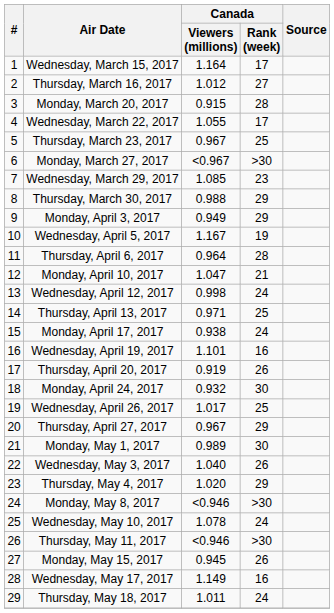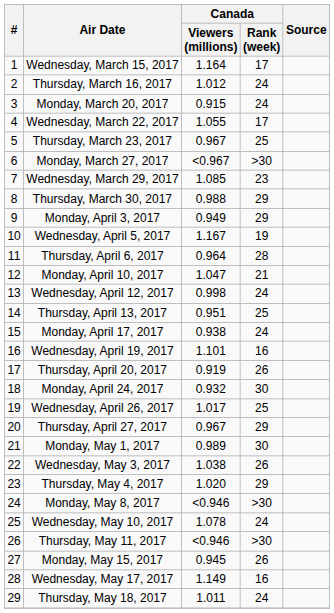(262, 84) 27 -> (262, 84) 24
(262, 103) 28 -> (262, 103) 24
(211, 312) 0.971 -> (211, 312) 0.951
(211, 465) 1.040 -> (211, 465) 1.038
